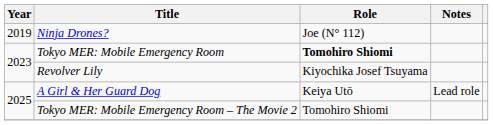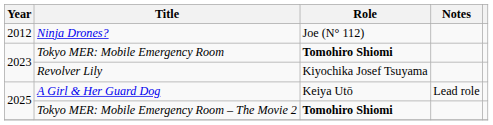(19, 33) 2019 -> (19, 33) 2012
(345, 110) normal -> (348, 110) bold
